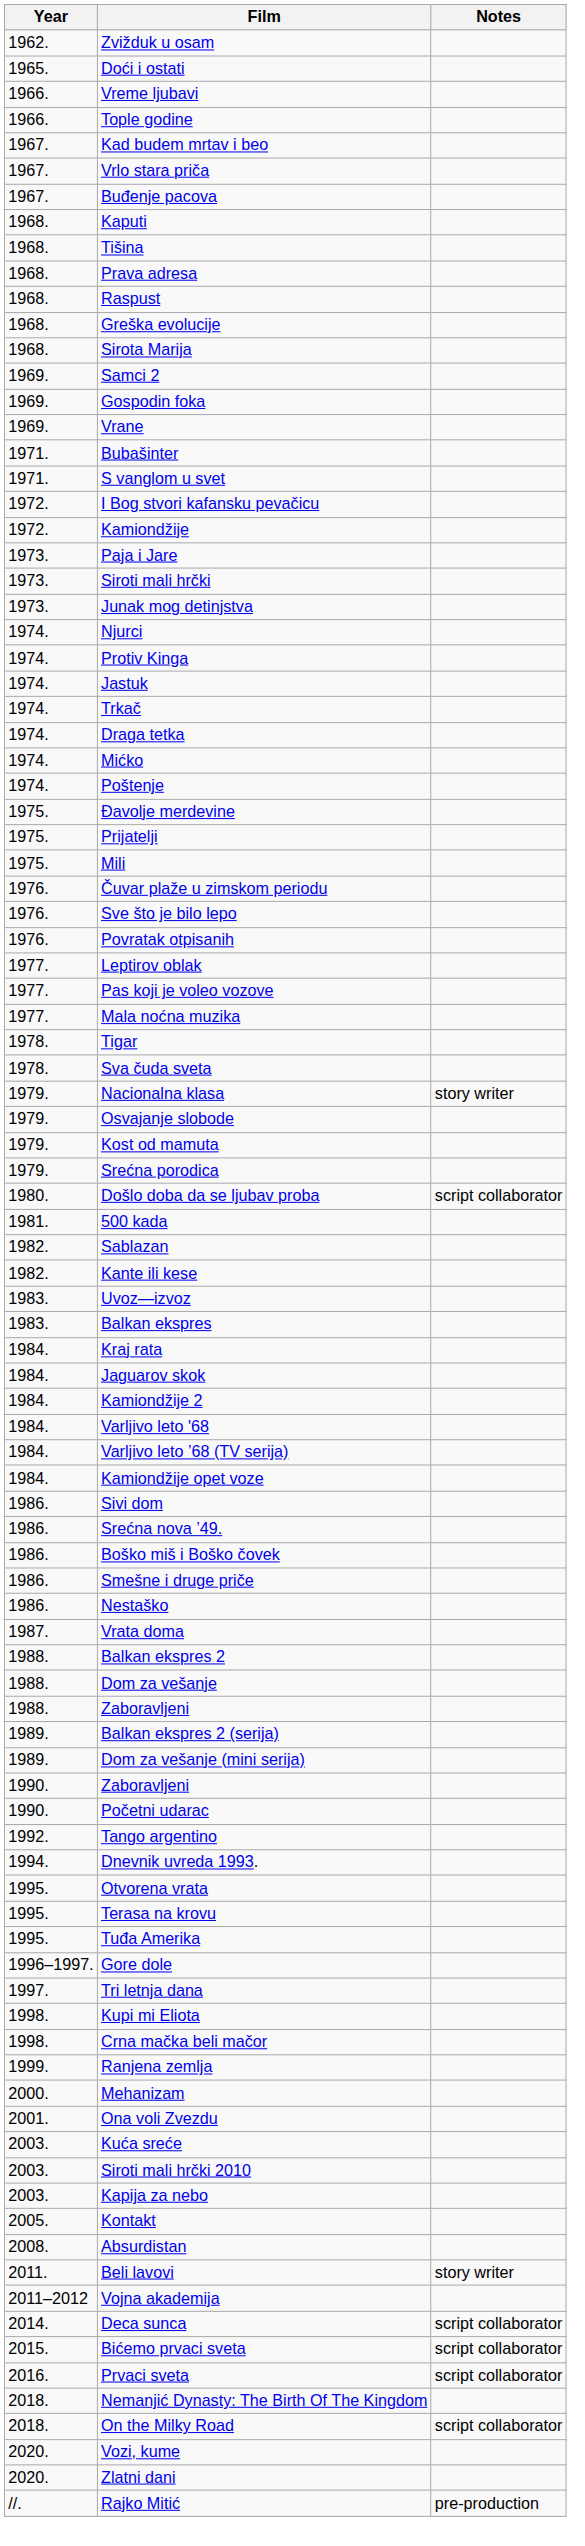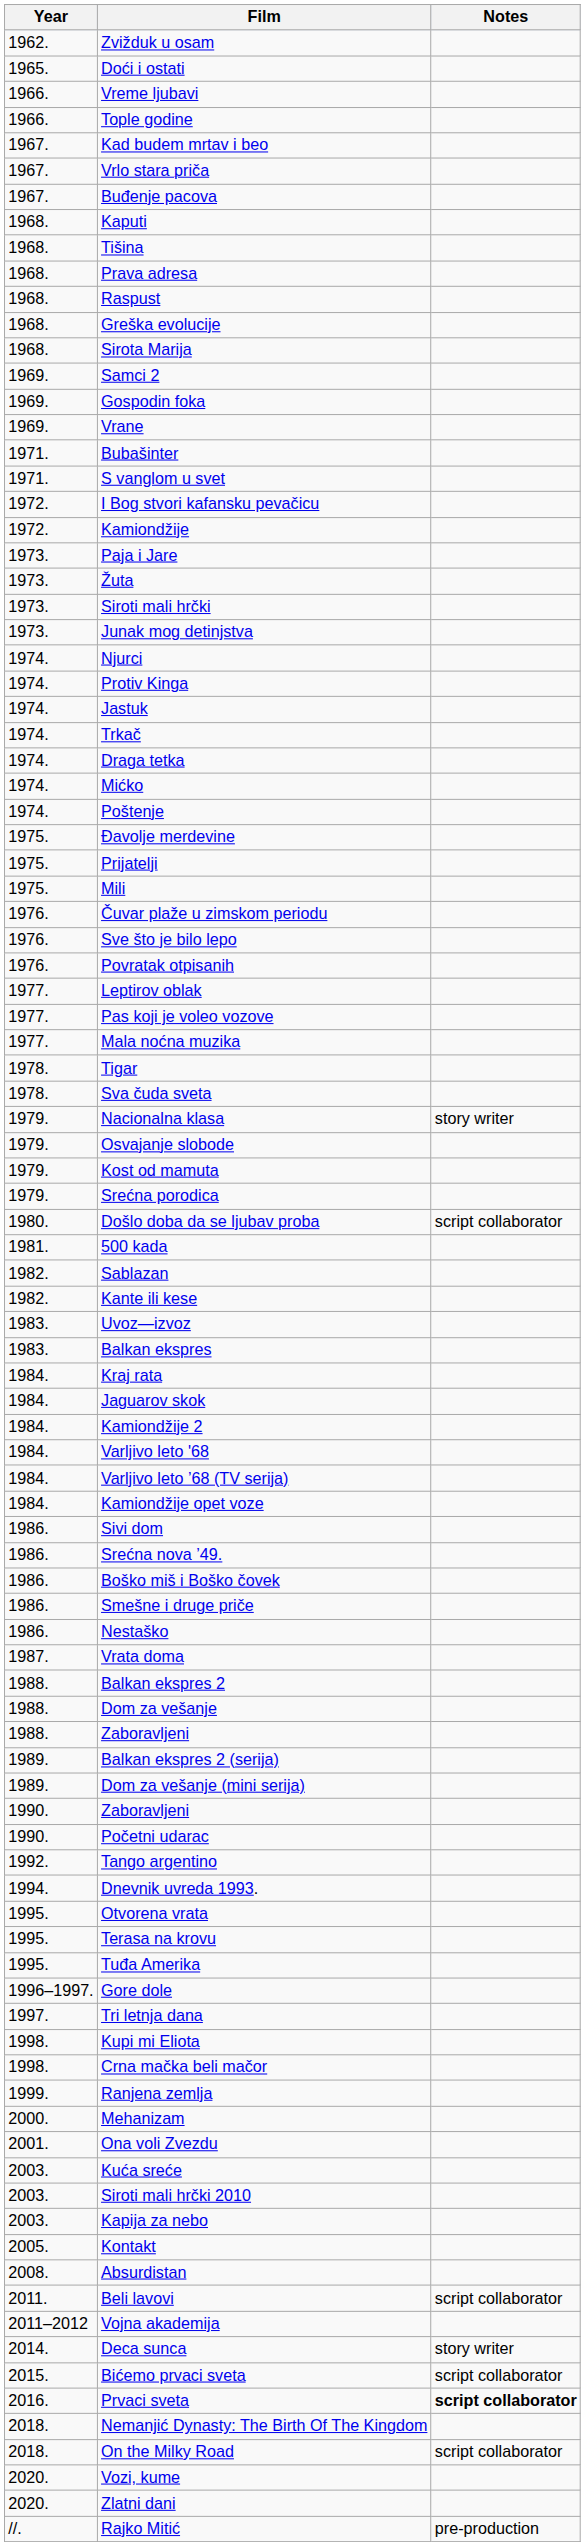+ row: (28, 581)
(474, 2272) story writer -> (499, 2298) script collaborator
(499, 2323) script collaborator -> (474, 2349) story writer
(499, 2375) normal -> (506, 2400) bold
